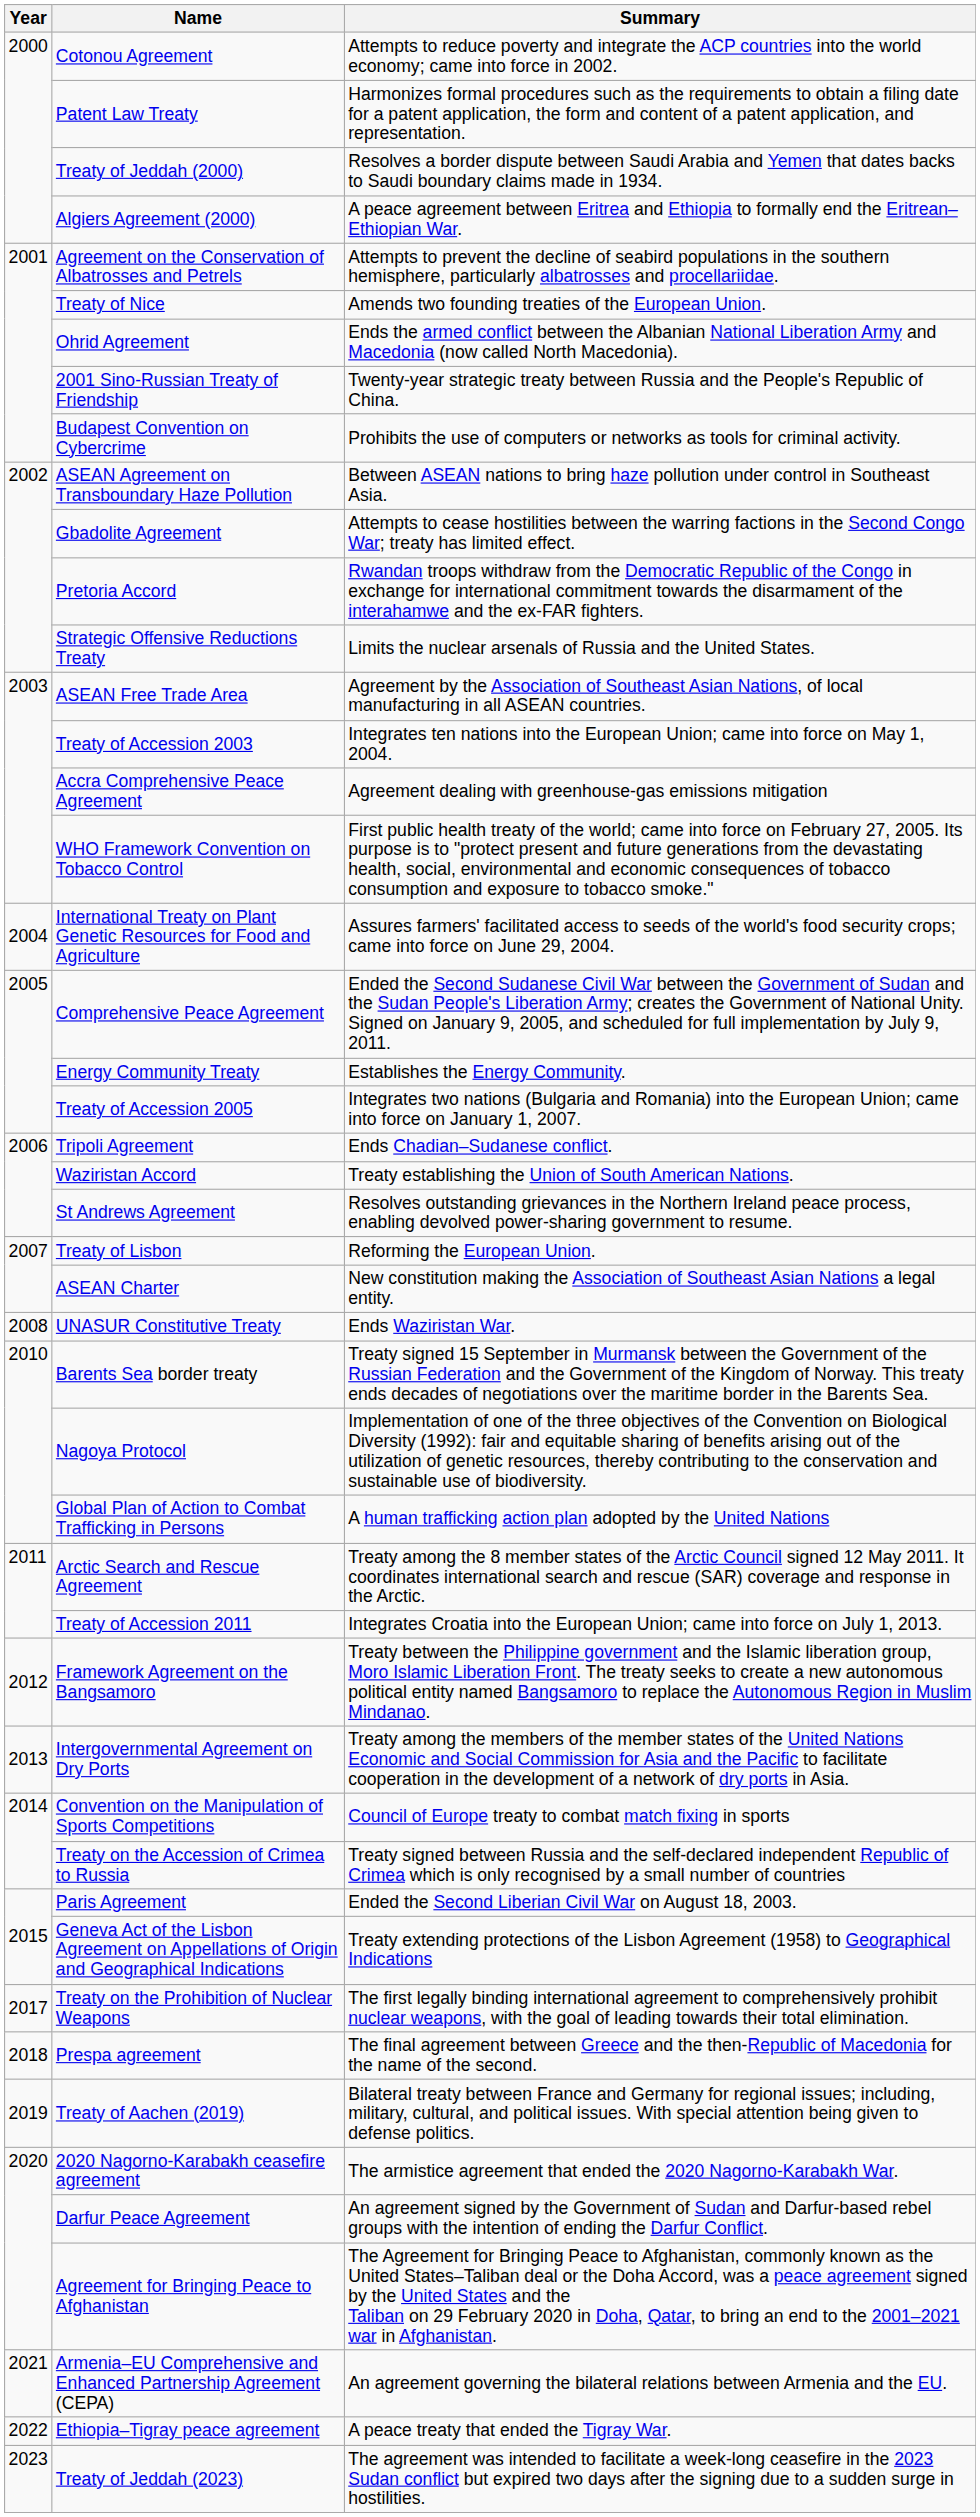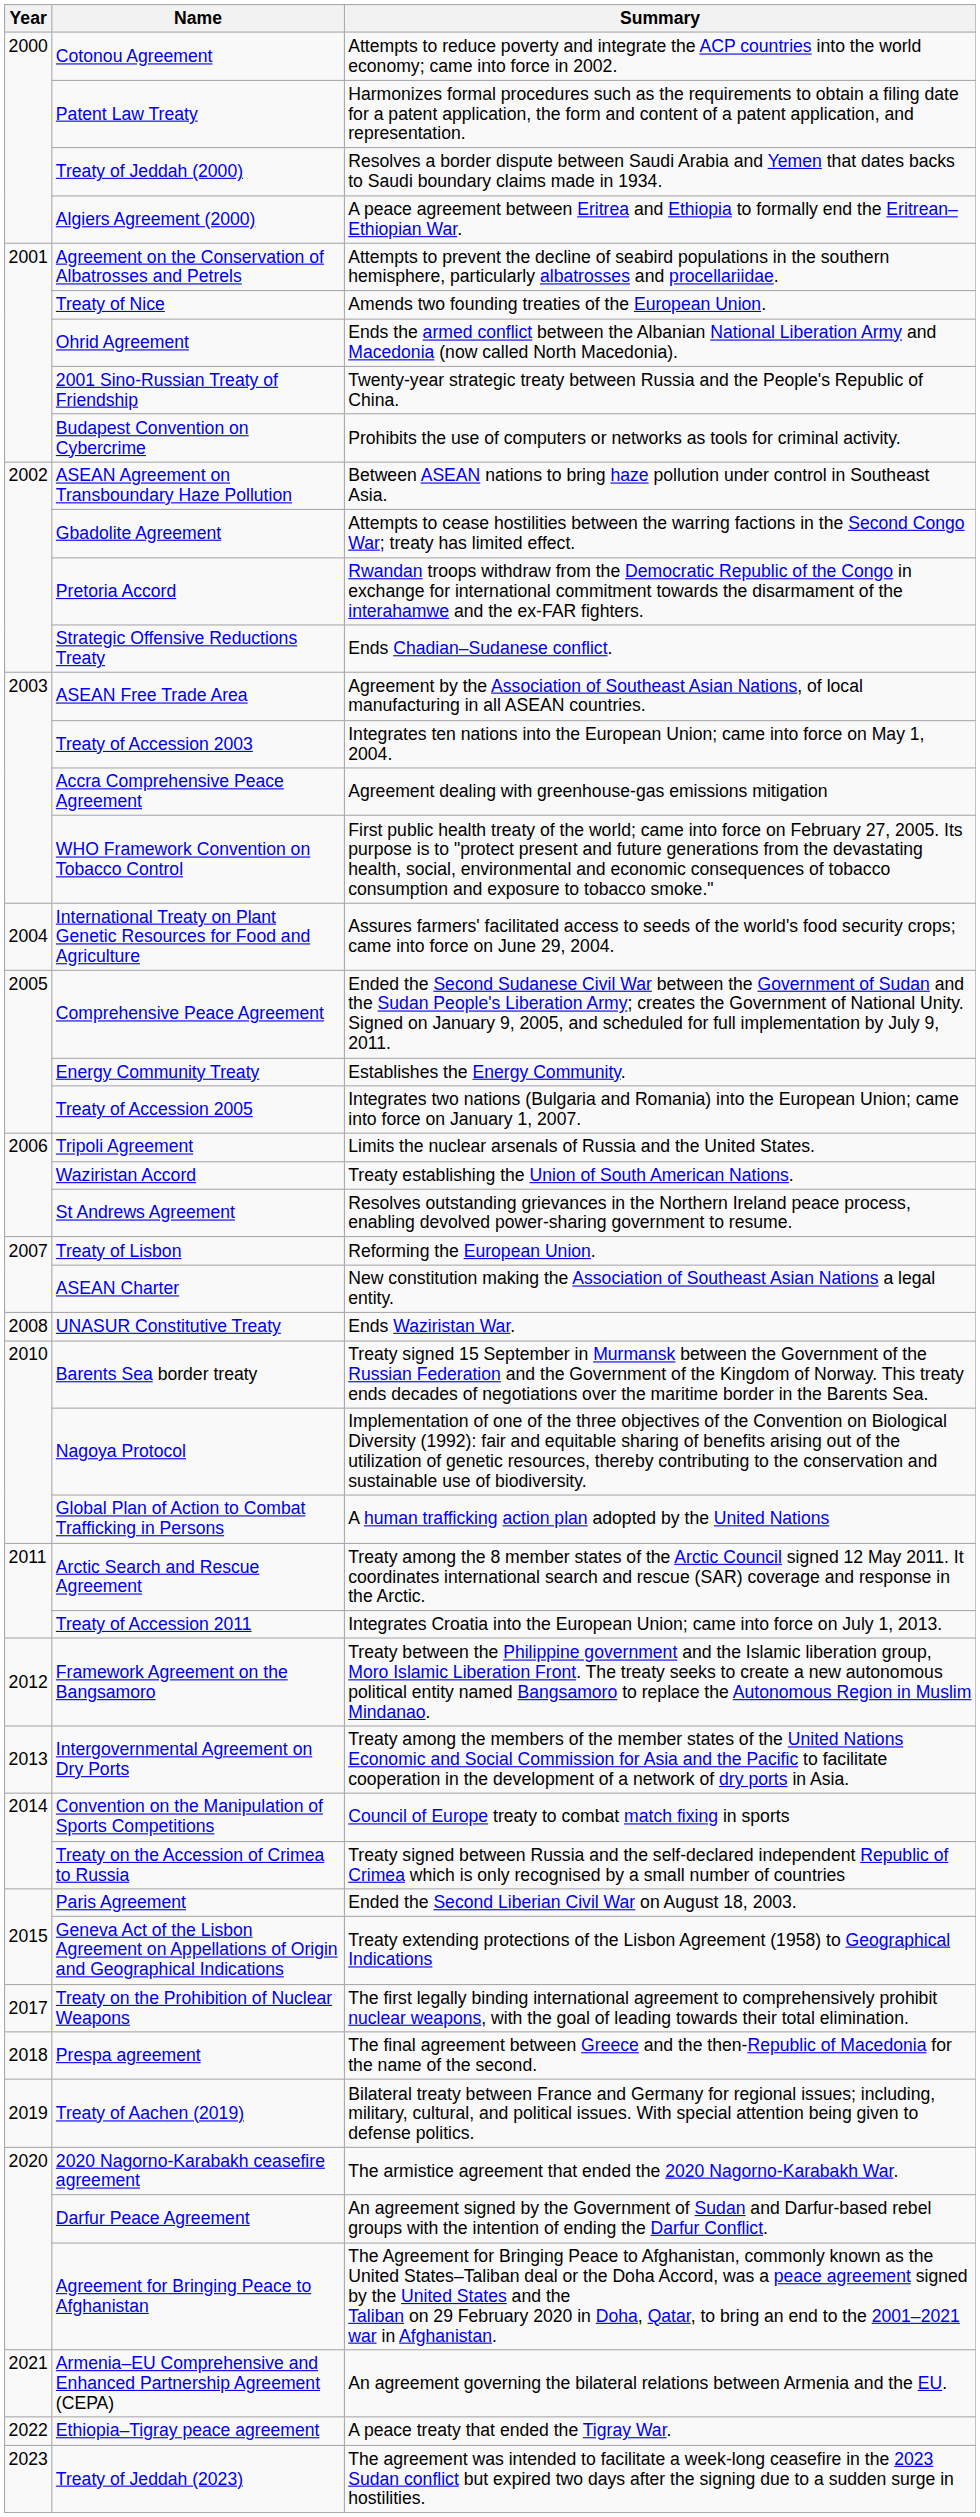(582, 648) Limits the nuclear arsenals of Russia and the United States. -> (480, 648) Ends Chadian–Sudanese conflict.
(480, 1147) Ends Chadian–Sudanese conflict. -> (582, 1147) Limits the nuclear arsenals of Russia and the United States.
